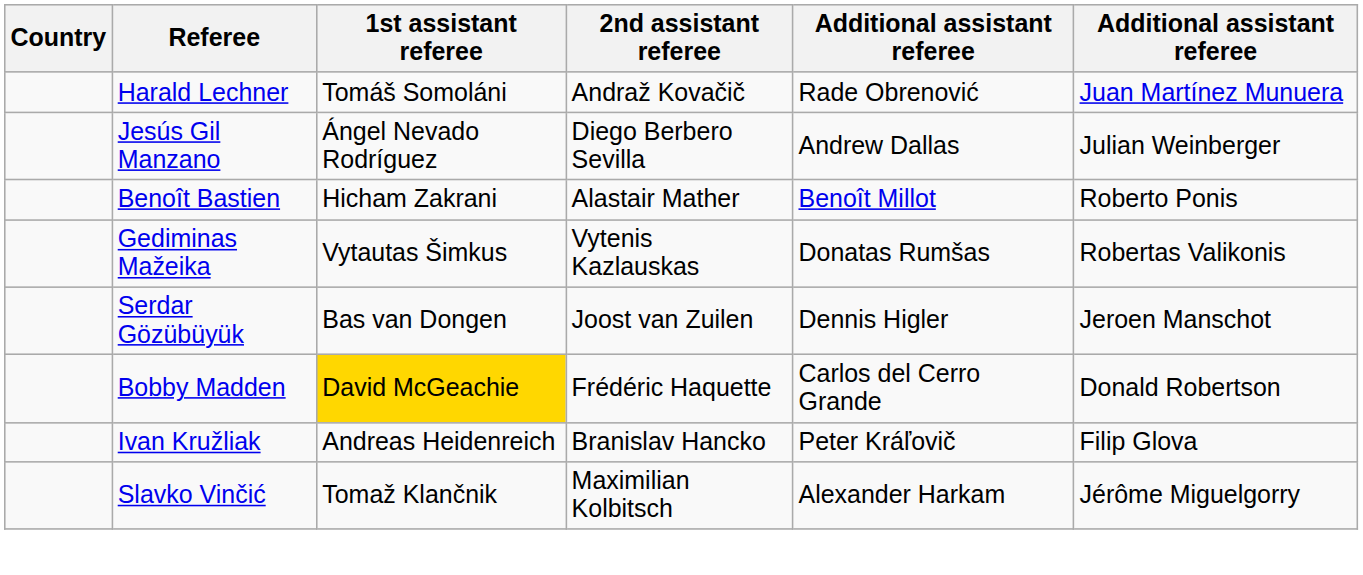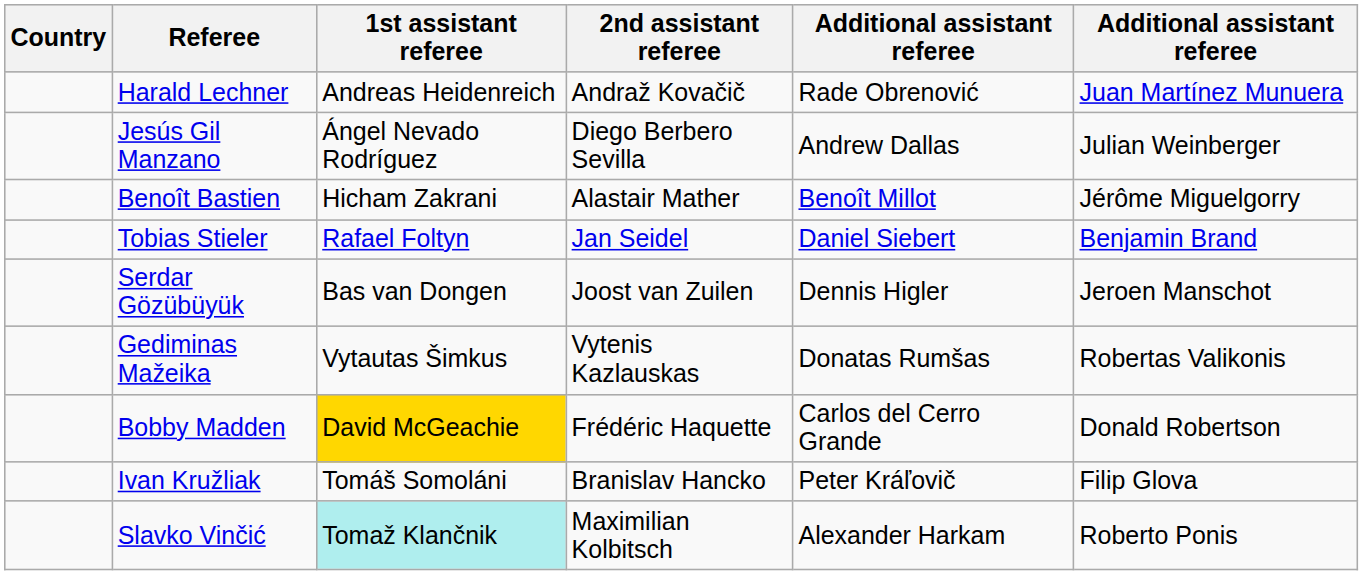(414, 91) Tomáš Somoláni -> (439, 91) Andreas Heidenreich
(1159, 199) Roberto Ponis -> (1190, 199) Jérôme Miguelgorry
+ row: (193, 238)
rows swapped: (177, 252) <-> (181, 320)
(439, 441) Andreas Heidenreich -> (414, 481) Tomáš Somoláni
(410, 495) no background -> (410, 534) paleturquoise background
(1190, 495) Jérôme Miguelgorry -> (1159, 534) Roberto Ponis
